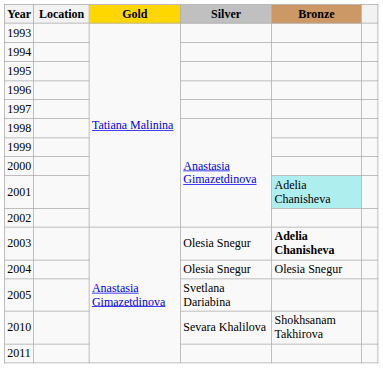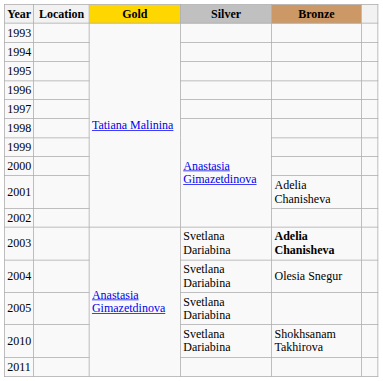(302, 192) paleturquoise background -> (302, 192) no background
(217, 243) Olesia Snegur -> (207, 243) Svetlana Dariabina
(217, 269) Olesia Snegur -> (207, 276) Svetlana Dariabina
(225, 327) Sevara Khalilova -> (207, 341) Svetlana Dariabina
